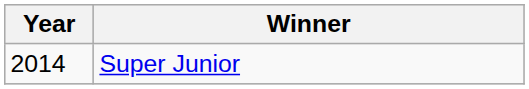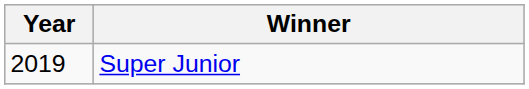(38, 63) 2014 -> (38, 63) 2019
